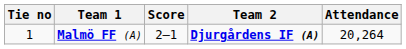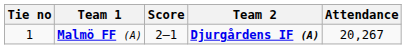(362, 34) 20,264 -> (362, 34) 20,267
